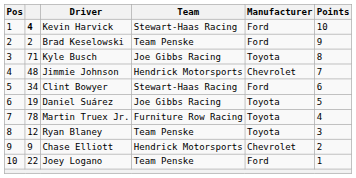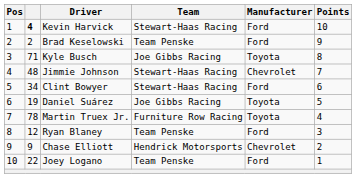(188, 71) Hendrick Motorsports -> (186, 71) Stewart-Haas Racing
(263, 131) Toyota -> (258, 131) Ford
